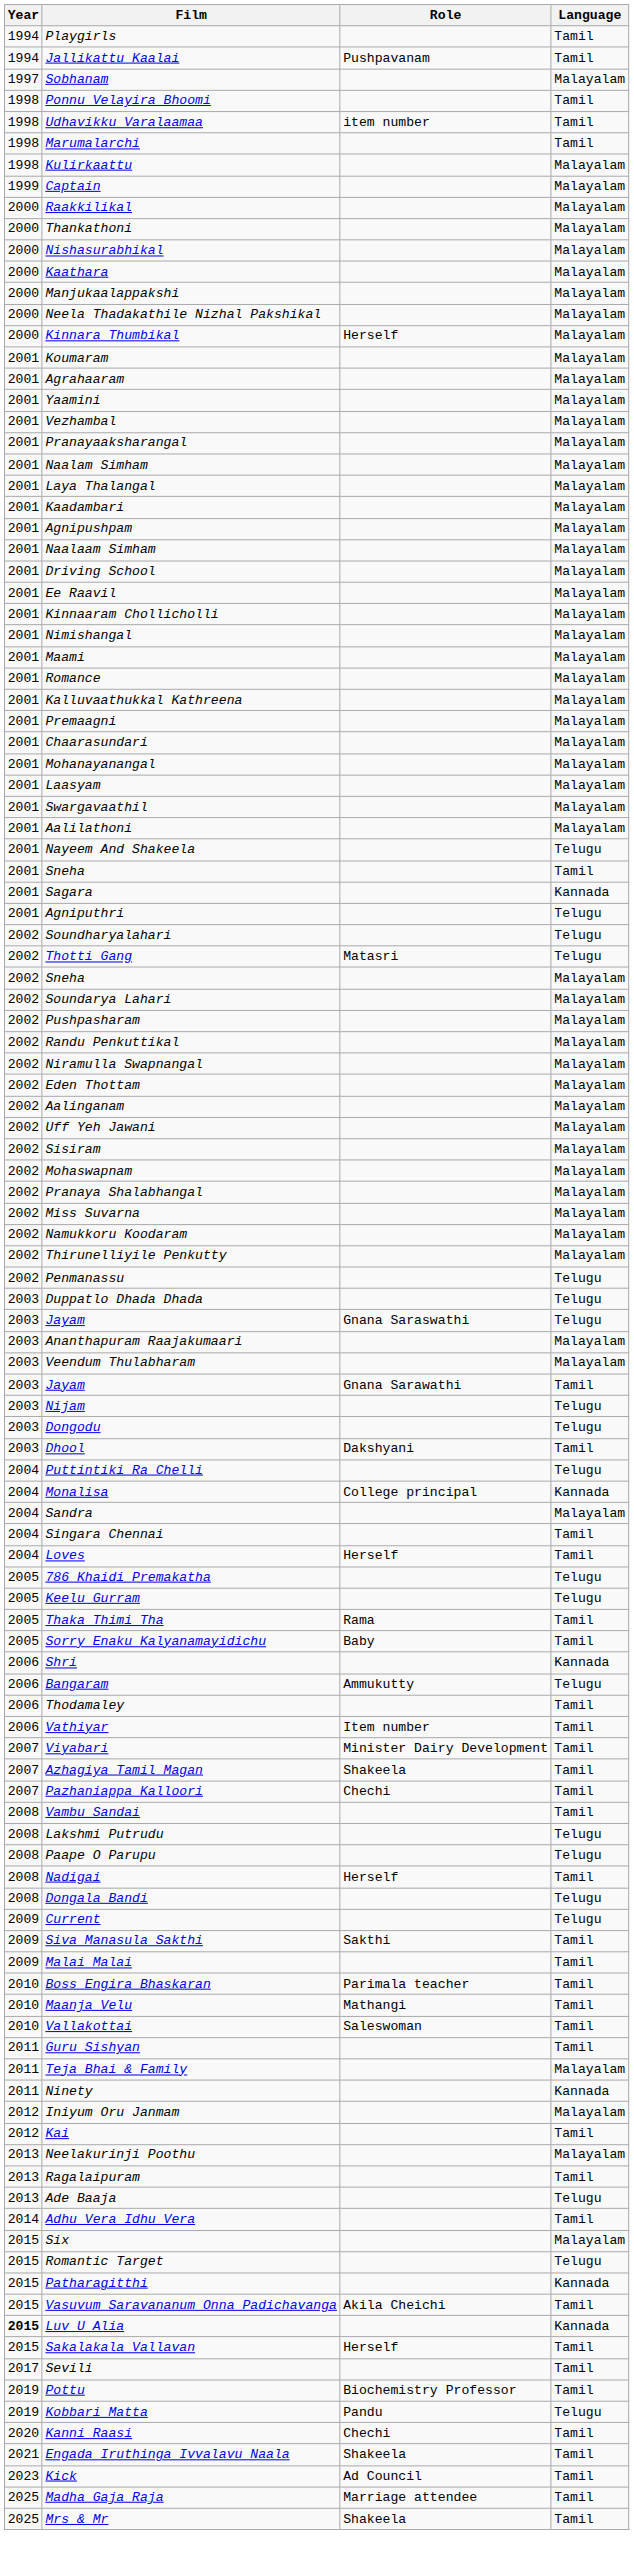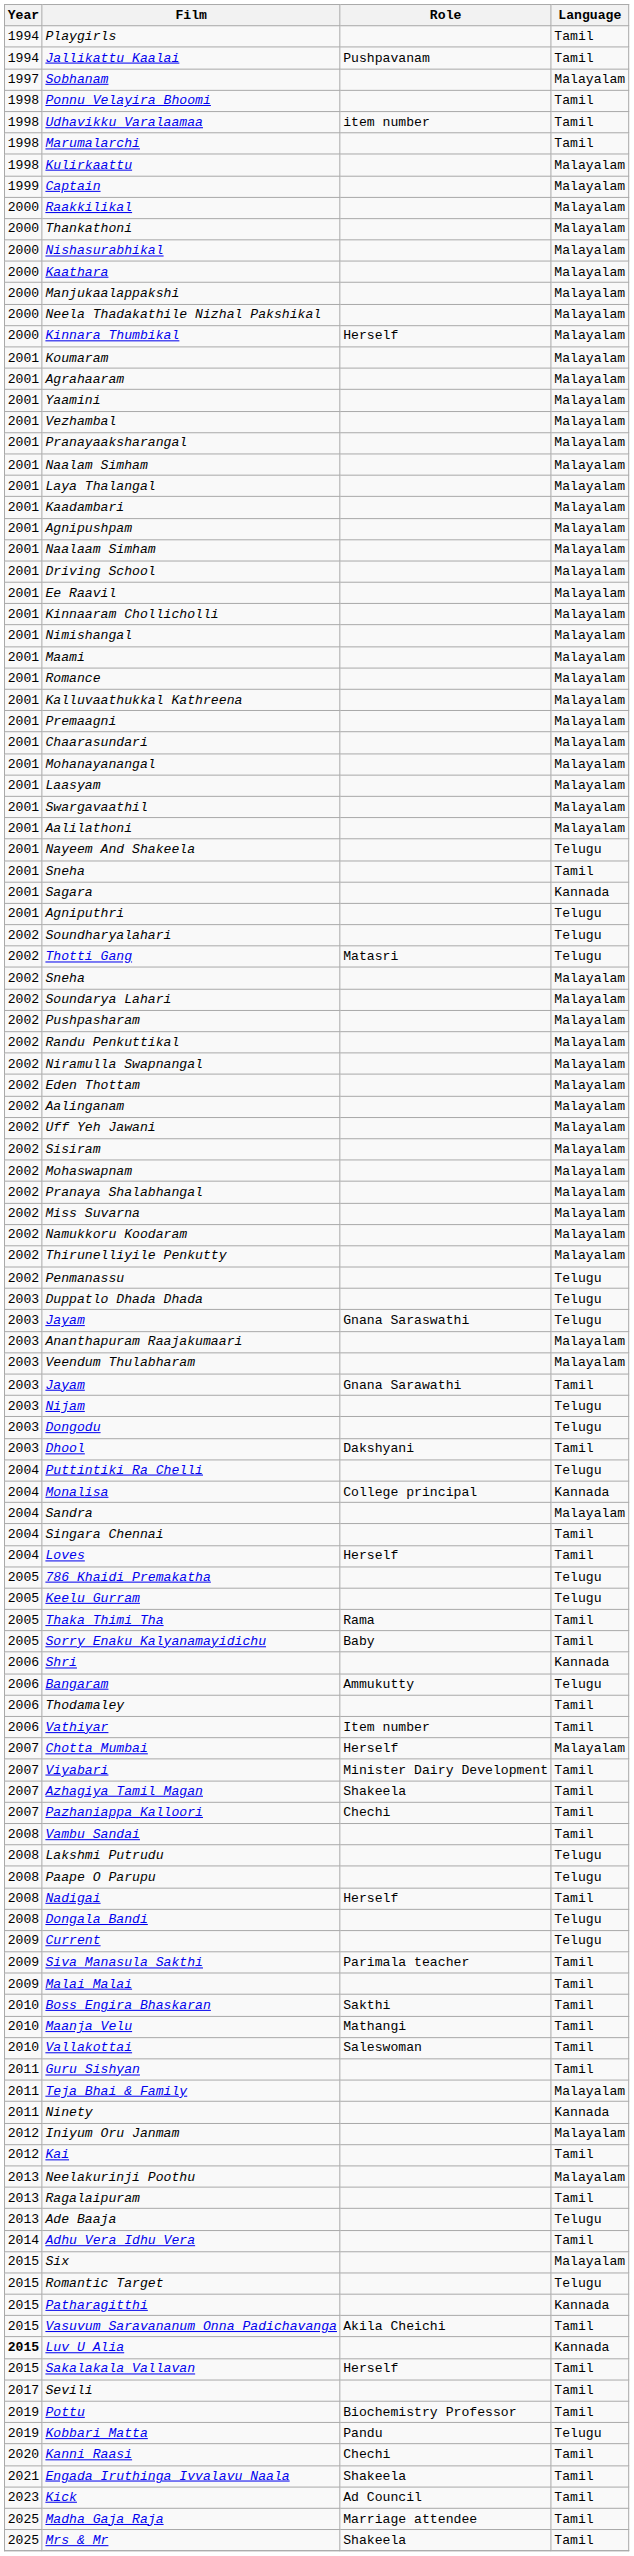+ row: (97, 1749)
(367, 1941) Sakthi -> (406, 1963) Parimala teacher
(406, 1984) Parimala teacher -> (367, 2005) Sakthi
